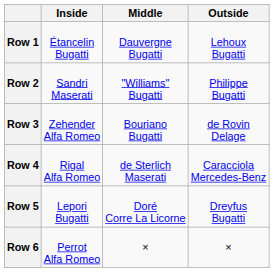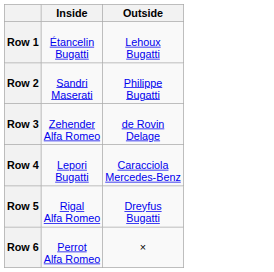- column: (145, 13)
(72, 172) Rigal Alfa Romeo -> (72, 172) Lepori Bugatti
(72, 213) Lepori Bugatti -> (72, 213) Rigal Alfa Romeo
